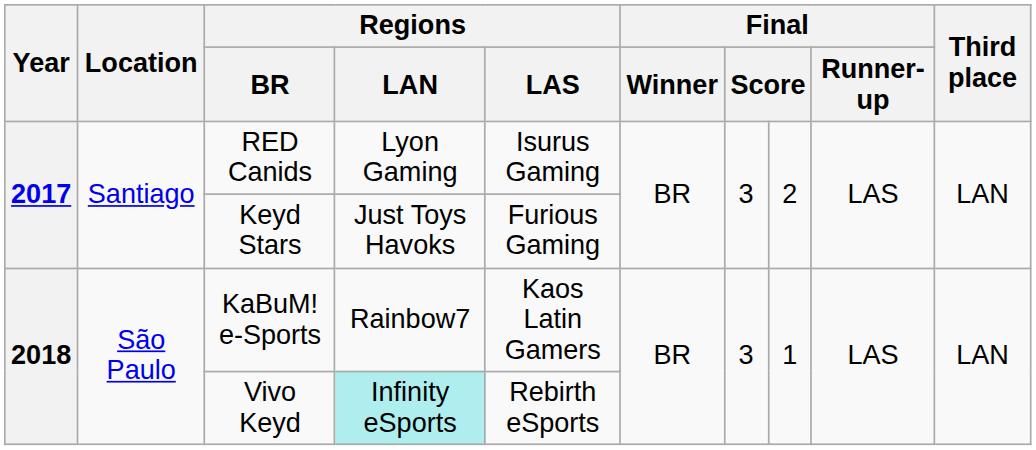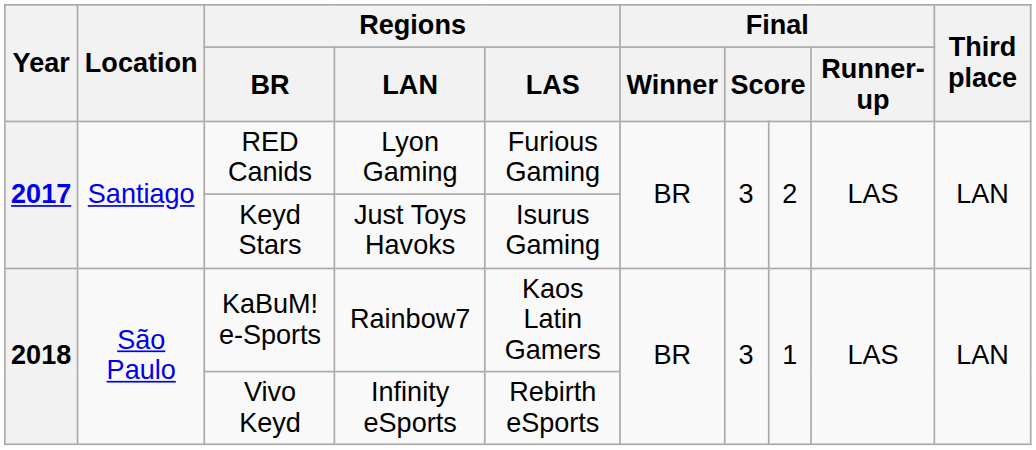(553, 157) Isurus Gaming -> (553, 157) Furious Gaming
(553, 230) Furious Gaming -> (553, 230) Isurus Gaming
(410, 407) paleturquoise background -> (410, 407) no background
